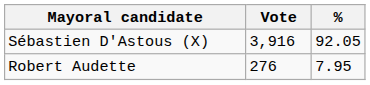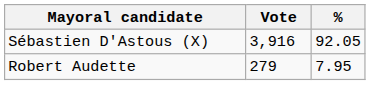(263, 67) 276 -> (263, 67) 279
